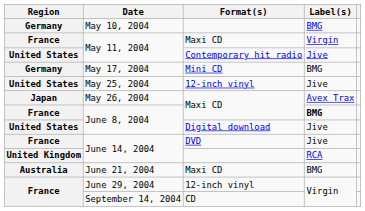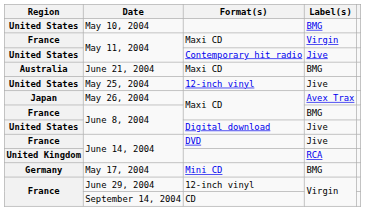(44, 26) Germany -> (44, 26) United States
rows swapped: (117, 69) <-> (120, 170)
(314, 112) bold -> (314, 112) normal
